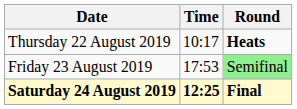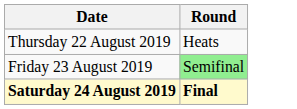- column: (201, 16)
(246, 41) bold -> (201, 41) normal
